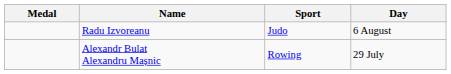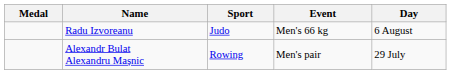+ column: (323, 13)
